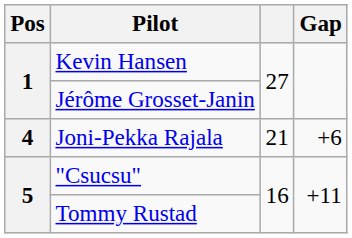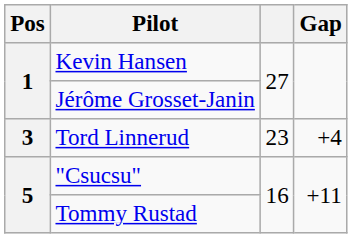+ row: (122, 138)
- row: (139, 138)
